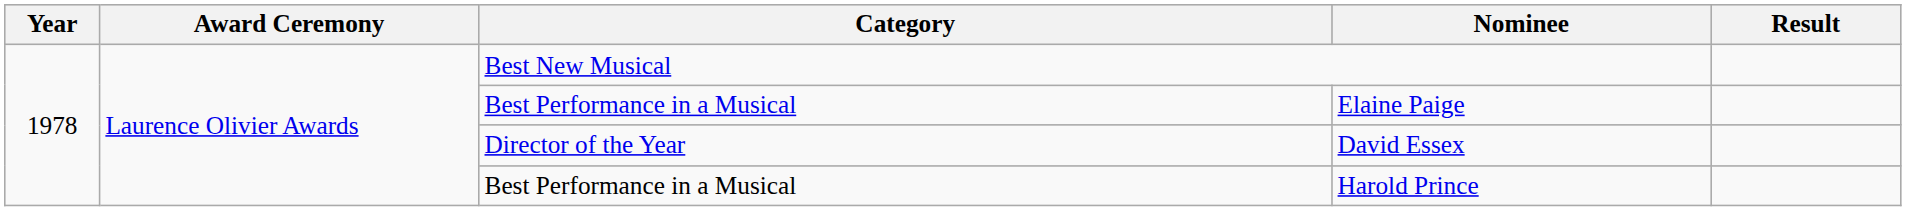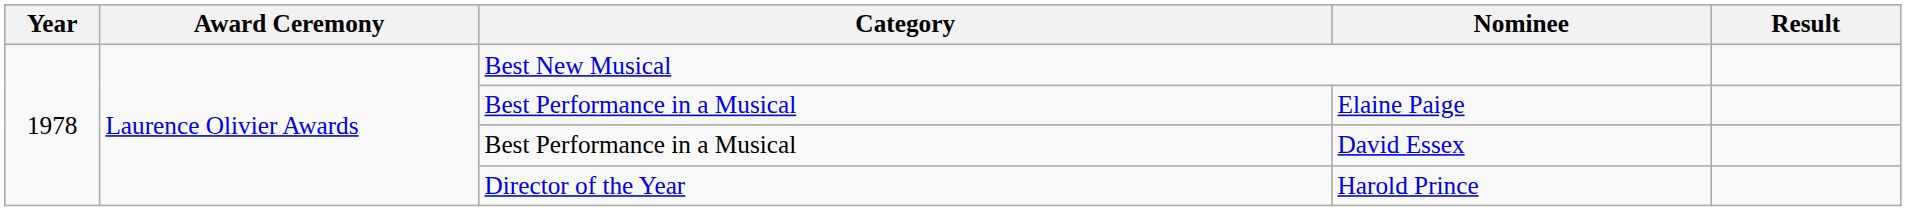(585, 144) Director of the Year -> (640, 144) Best Performance in a Musical
(640, 184) Best Performance in a Musical -> (585, 184) Director of the Year
